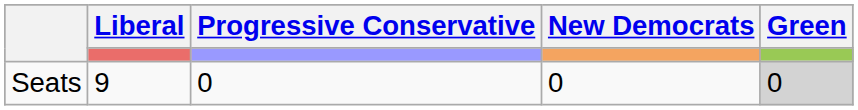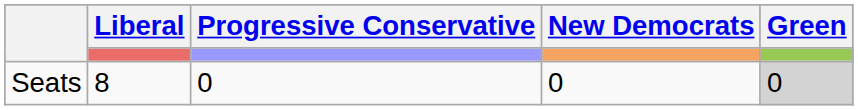(102, 82) 9 -> (102, 82) 8
